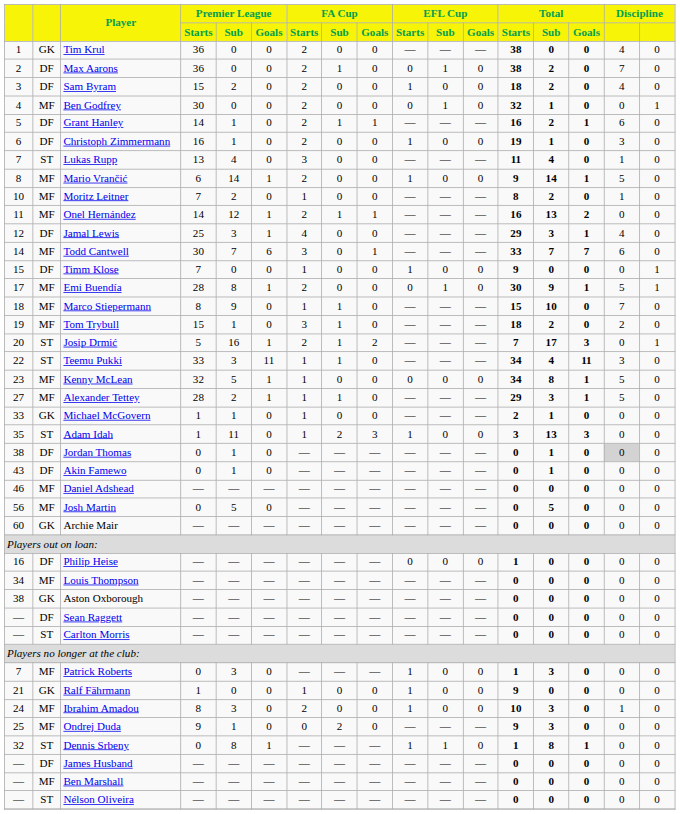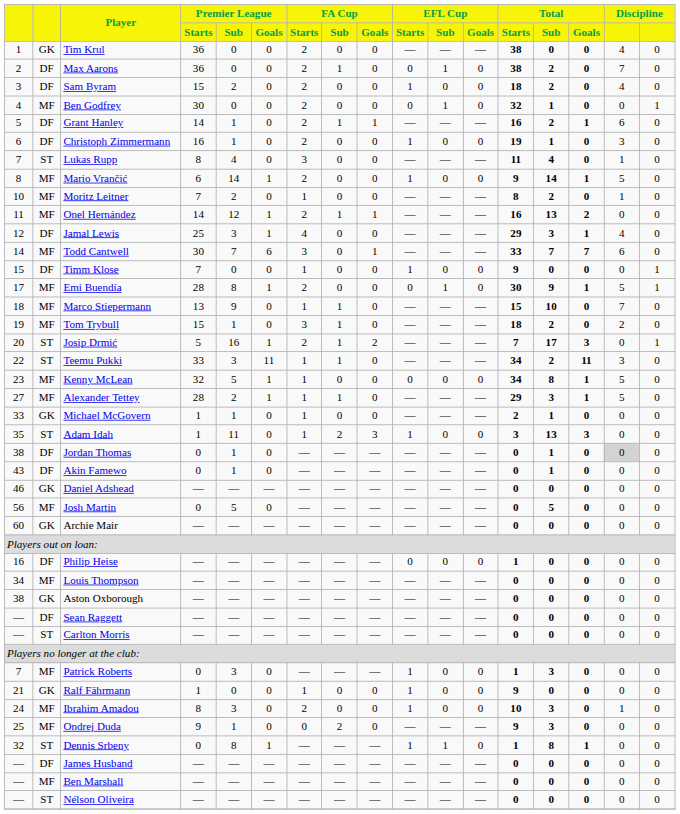(198, 160) 13 -> (198, 160) 8
(198, 306) 8 -> (198, 306) 13
(551, 361) 4 -> (551, 361) 2
(47, 489) MF -> (47, 489) GK
